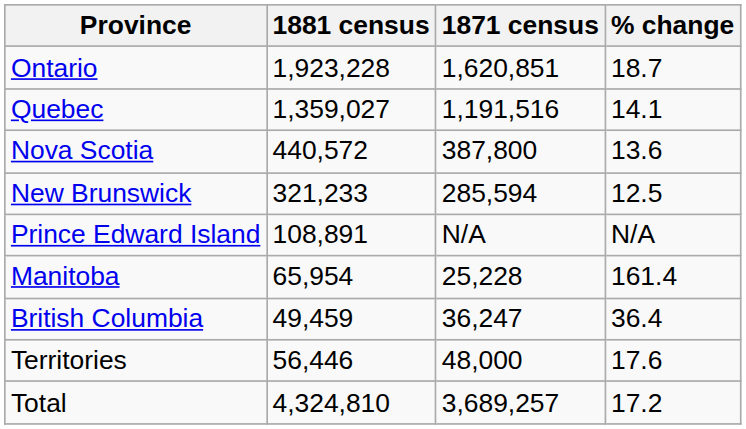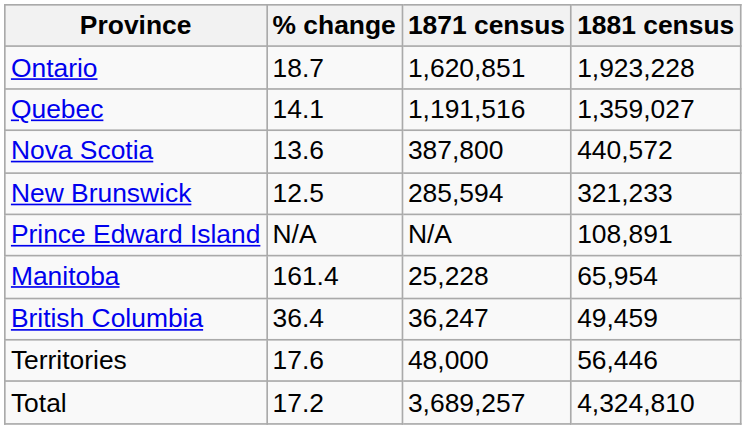columns swapped: (351, 25) <-> (673, 25)
